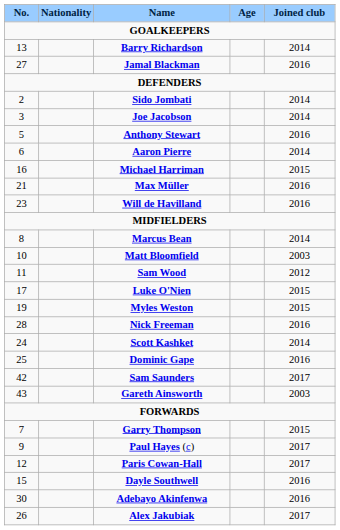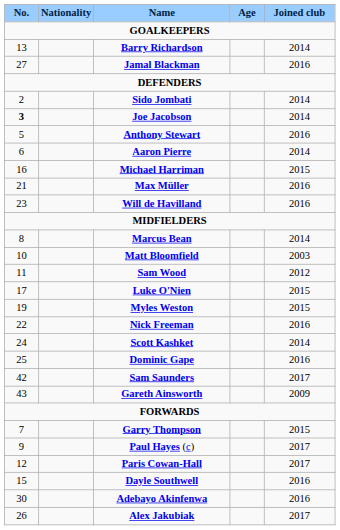(21, 117) normal -> (21, 117) bold
(21, 325) 28 -> (21, 325) 22
(299, 394) 2003 -> (299, 394) 2009
